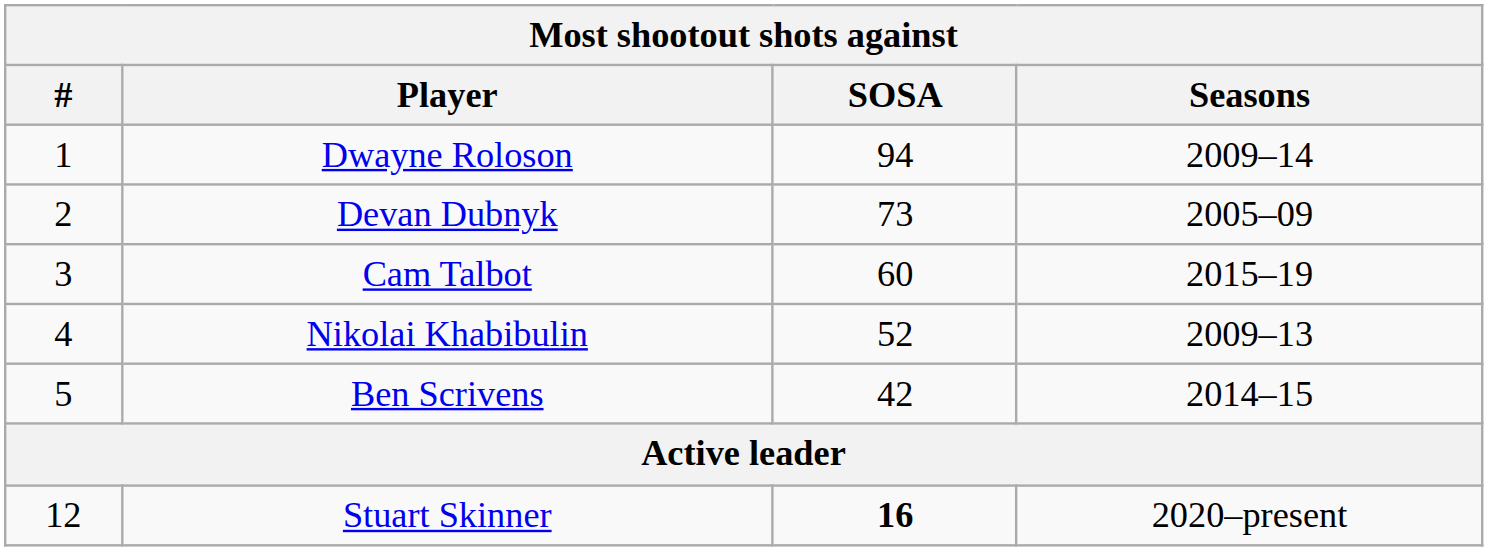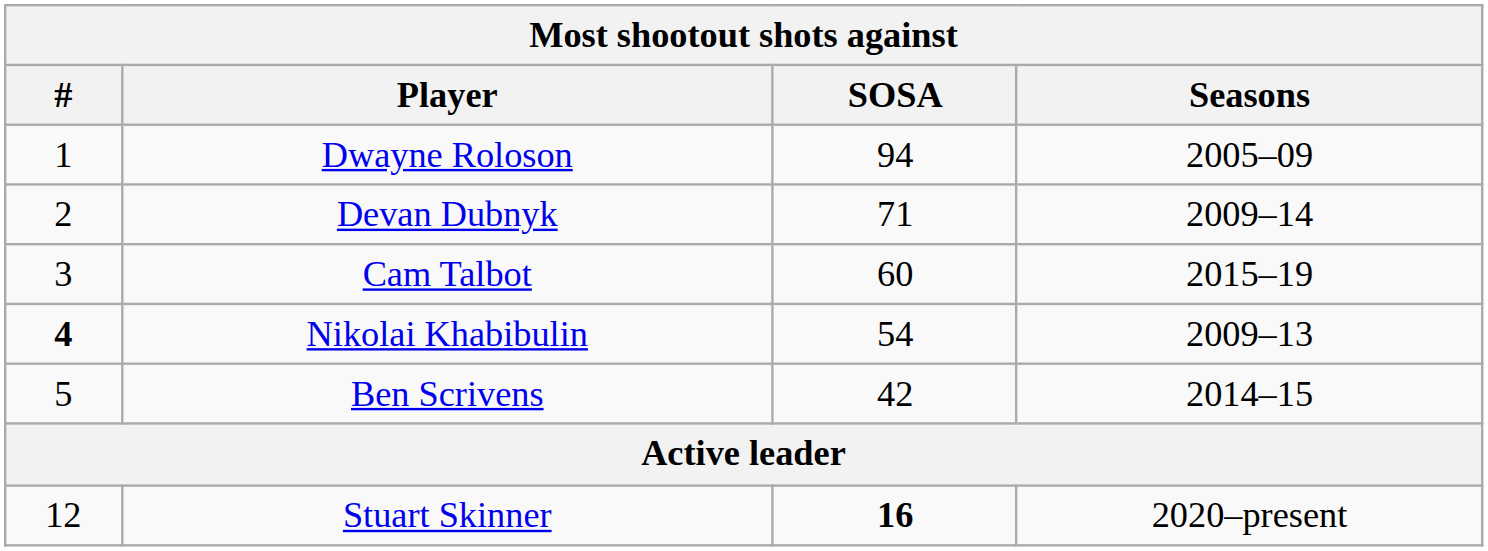(1250, 154) 2009–14 -> (1250, 154) 2005–09
(895, 214) 73 -> (895, 214) 71
(1250, 214) 2005–09 -> (1250, 214) 2009–14
(63, 334) normal -> (63, 334) bold
(895, 334) 52 -> (895, 334) 54
